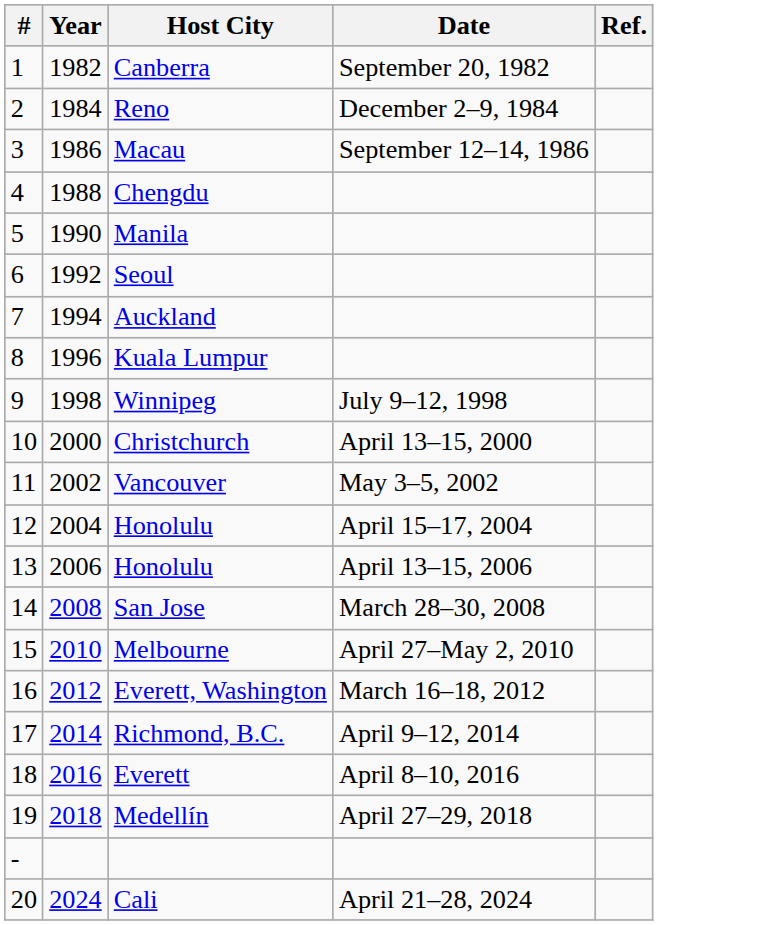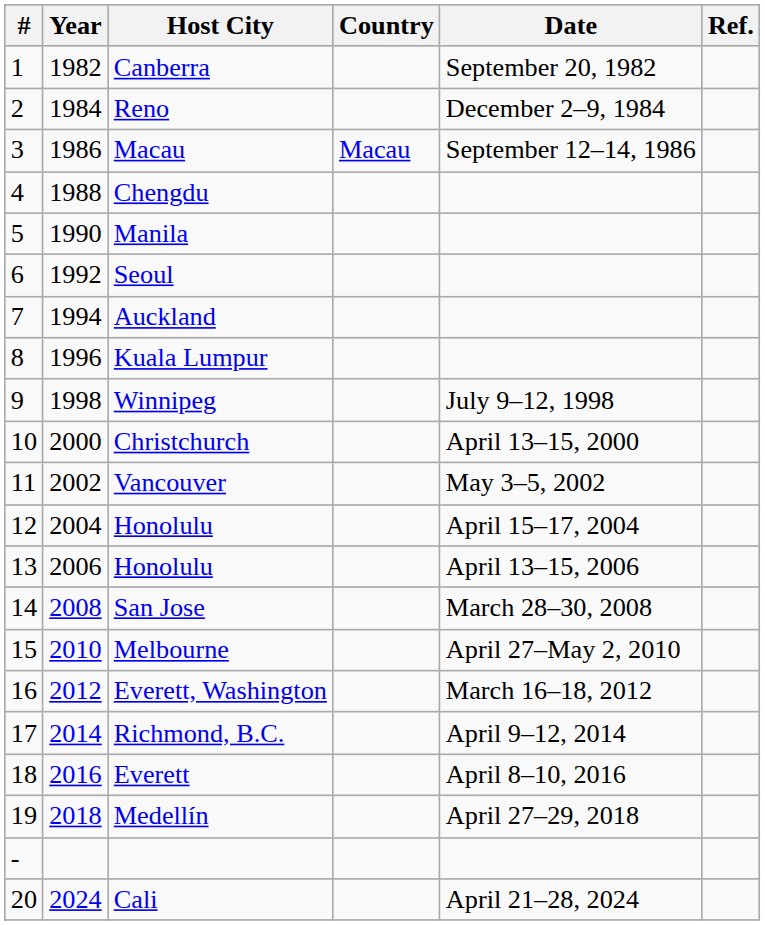+ column: (386, 25)
